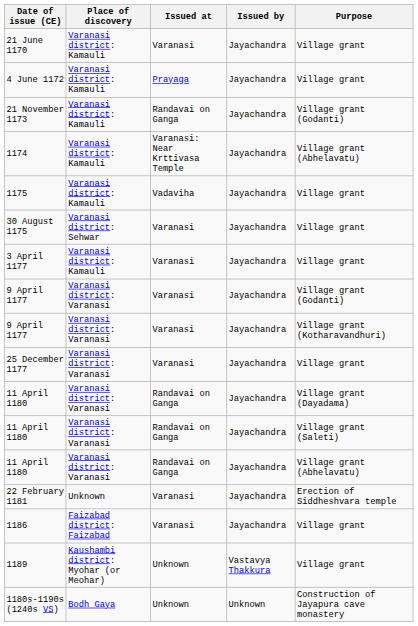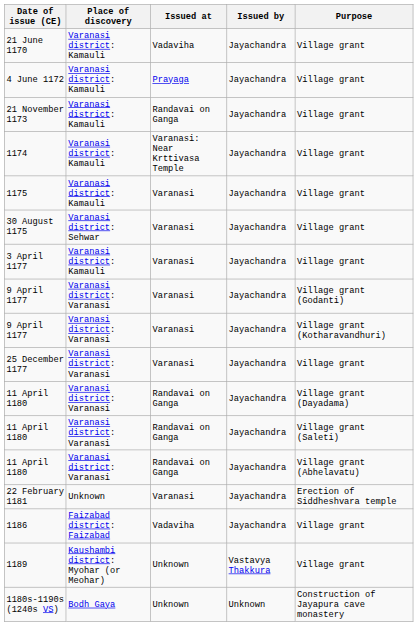(173, 46) Varanasi -> (173, 46) Vadaviha
(331, 114) Village grant (Godanti) -> (331, 114) Village grant
(331, 154) Village grant (Abhelavatu) -> (331, 154) Village grant
(173, 193) Vadaviha -> (173, 193) Varanasi
(173, 526) Varanasi -> (173, 526) Vadaviha
